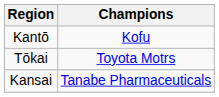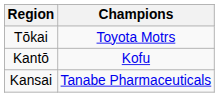rows swapped: (31, 37) <-> (31, 59)
